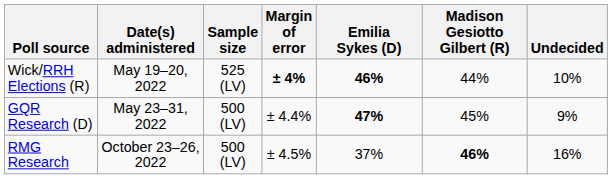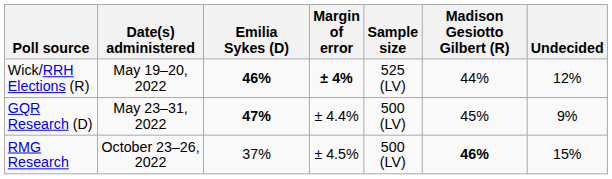columns swapped: (233, 40) <-> (369, 40)
(567, 78) 10% -> (567, 78) 12%
(567, 155) 16% -> (567, 155) 15%
